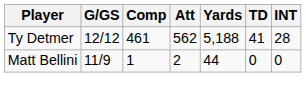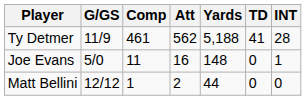(102, 38) 12/12 -> (97, 38) 11/9
+ row: (41, 60)
(97, 60) 11/9 -> (102, 83) 12/12
